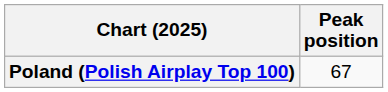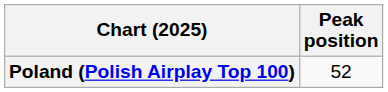(341, 71) 67 -> (341, 71) 52
